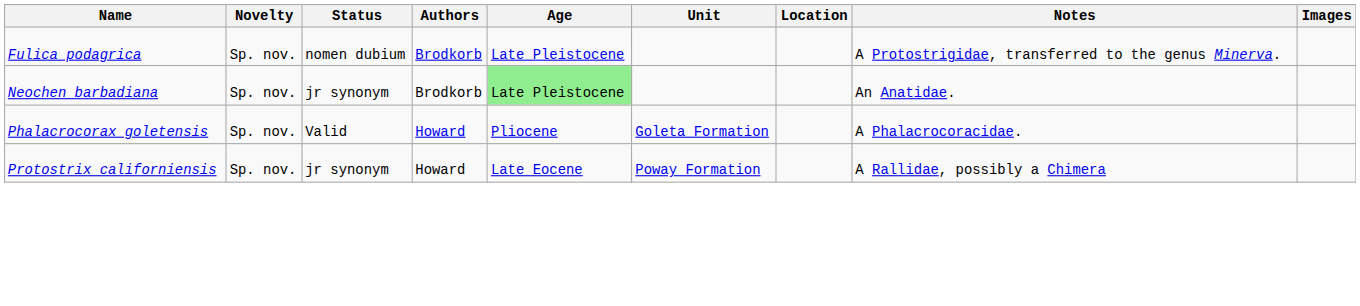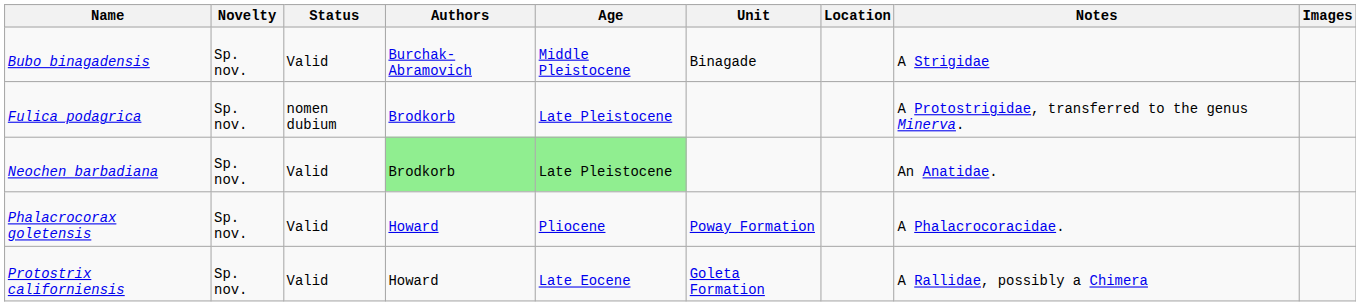+ row: (79, 63)
(347, 93) jr synonym -> (307, 172) Valid
(449, 93) no background -> (422, 172) lightgreen background
(702, 132) Goleta Formation -> (752, 227) Poway Formation
(347, 171) jr synonym -> (307, 282) Valid
(698, 171) Poway Formation -> (727, 282) Goleta Formation
